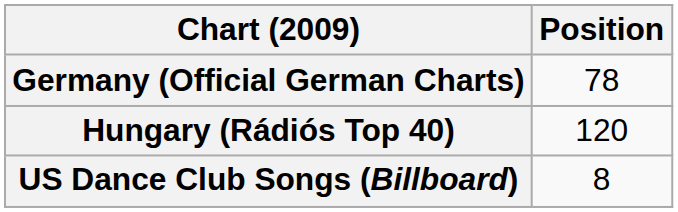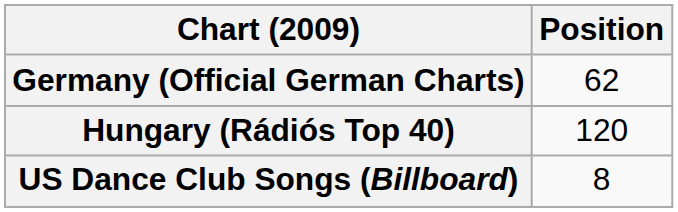(602, 79) 78 -> (602, 79) 62
